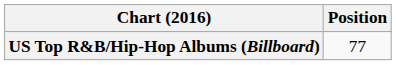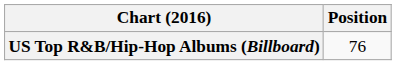(357, 45) 77 -> (357, 45) 76
